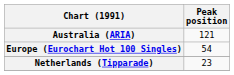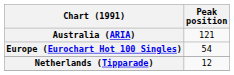(207, 63) 23 -> (207, 63) 12
